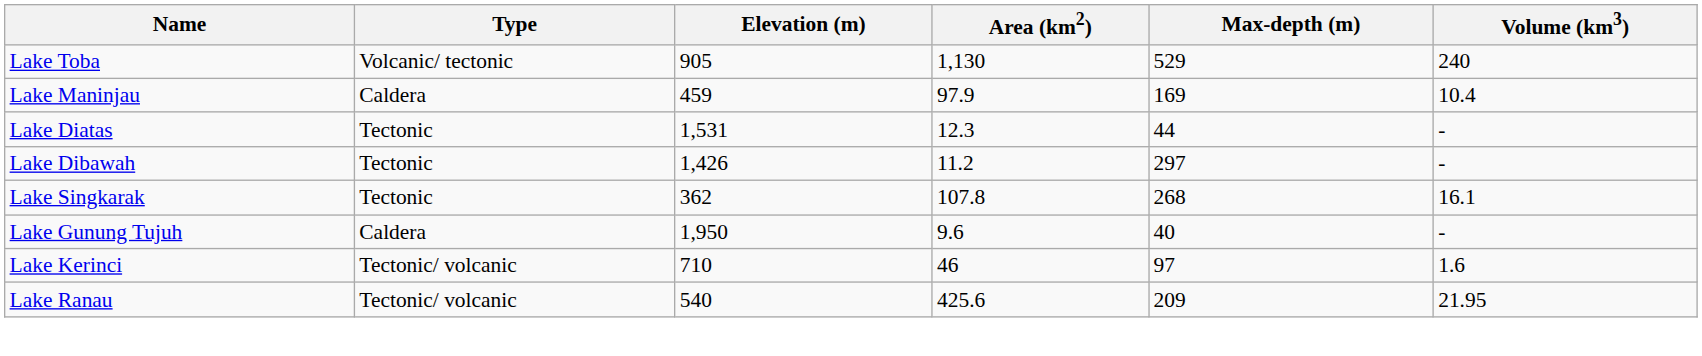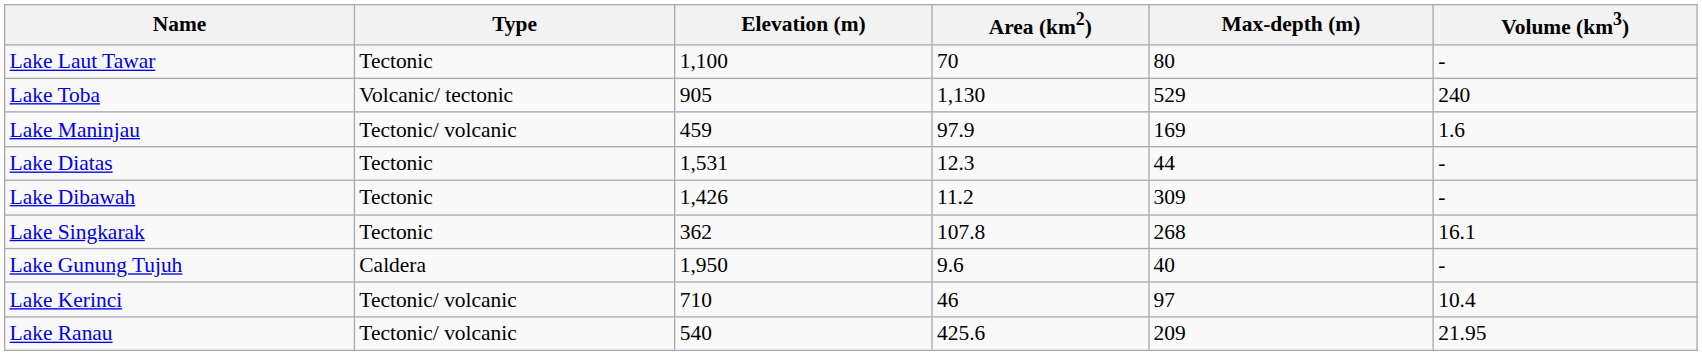+ row: (82, 61)
(393, 95) Caldera -> (438, 129) Tectonic/ volcanic
(1457, 95) 10.4 -> (1452, 129) 1.6
(1170, 163) 297 -> (1170, 197) 309
(1452, 265) 1.6 -> (1457, 299) 10.4
